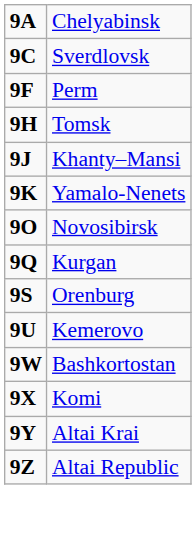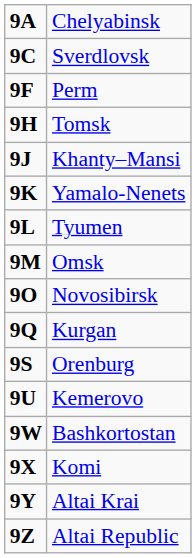+ row: (87, 227)
+ row: (78, 261)
